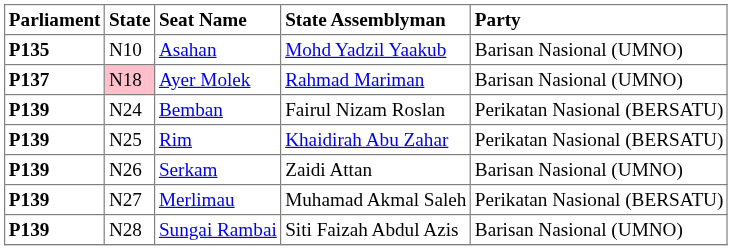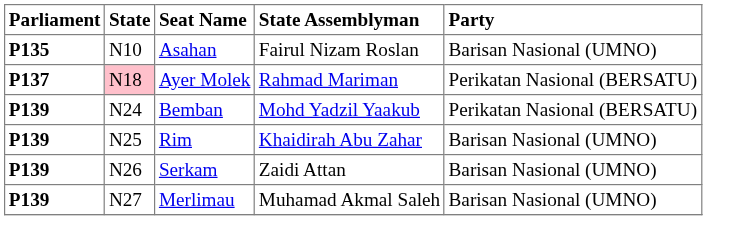(366, 49) Mohd Yadzil Yaakub -> (339, 49) Fairul Nizam Roslan
(579, 79) Barisan Nasional (UMNO) -> (573, 79) Perikatan Nasional (BERSATU)
(365, 109) Fairul Nizam Roslan -> (339, 109) Mohd Yadzil Yaakub
(599, 139) Perikatan Nasional (BERSATU) -> (553, 139) Barisan Nasional (UMNO)
(599, 199) Perikatan Nasional (BERSATU) -> (553, 199) Barisan Nasional (UMNO)
- row: (218, 229)
